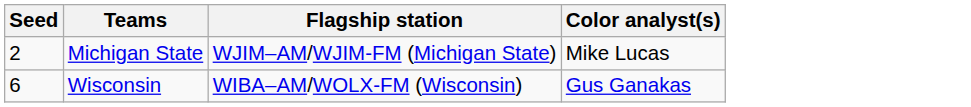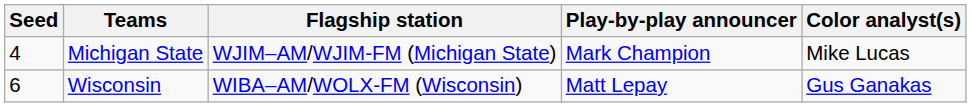+ column: (681, 20)
(15, 53) 2 -> (15, 53) 4
